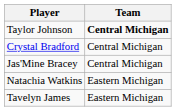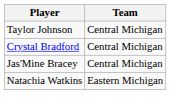(128, 30) bold -> (125, 30) normal
- row: (38, 98)
